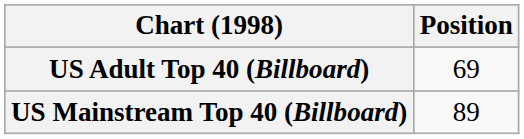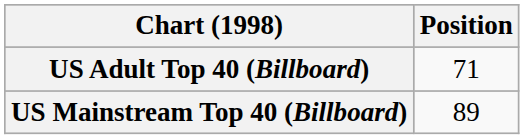(466, 68) 69 -> (466, 68) 71
